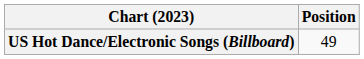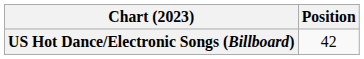(329, 41) 49 -> (329, 41) 42
